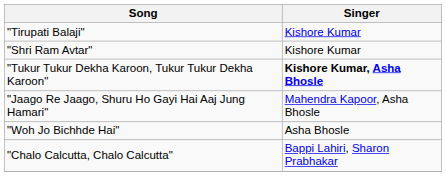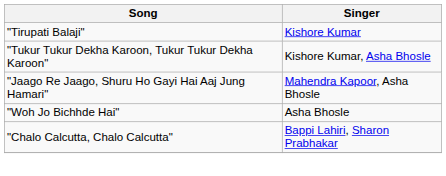- row: (50, 50)
(343, 74) bold -> (358, 56) normal
